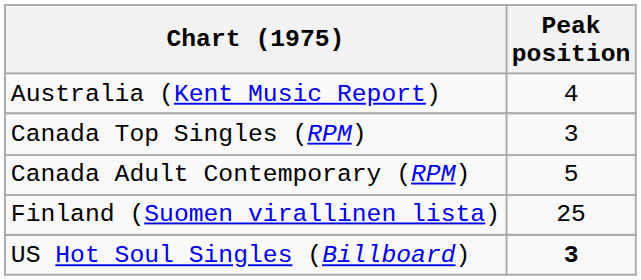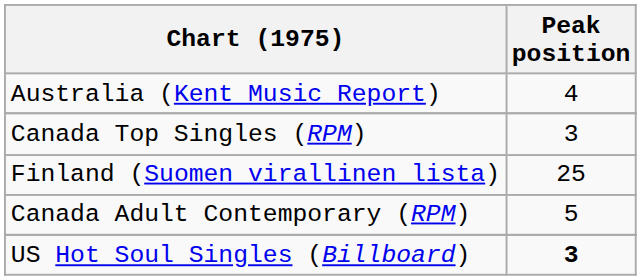rows swapped: (241, 174) <-> (255, 215)
